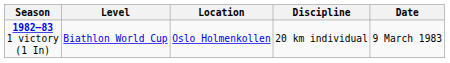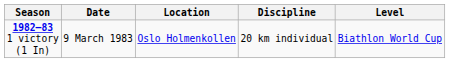columns swapped: (407, 12) <-> (116, 12)
